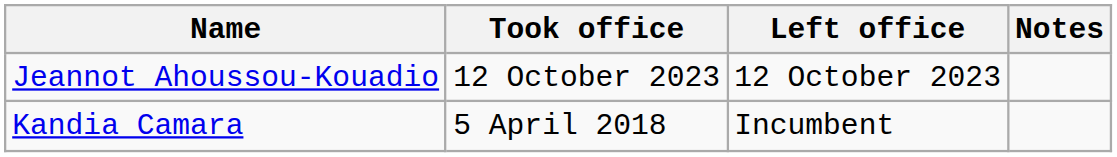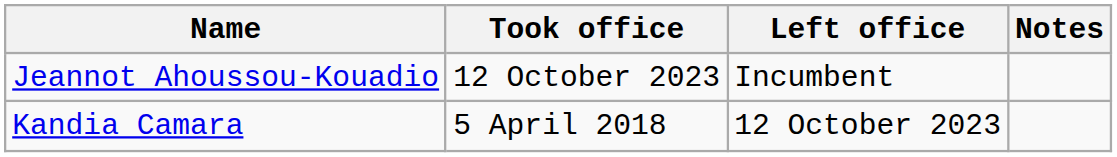(868, 78) 12 October 2023 -> (814, 78) Incumbent
(814, 126) Incumbent -> (868, 126) 12 October 2023
